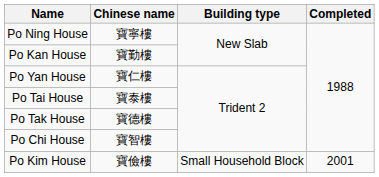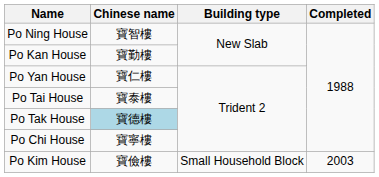(134, 33) 寶寧樓 -> (134, 33) 寶智樓
(134, 118) no background -> (134, 118) lightblue background
(134, 140) 寶智樓 -> (134, 140) 寶寧樓
(340, 161) 2001 -> (340, 161) 2003
